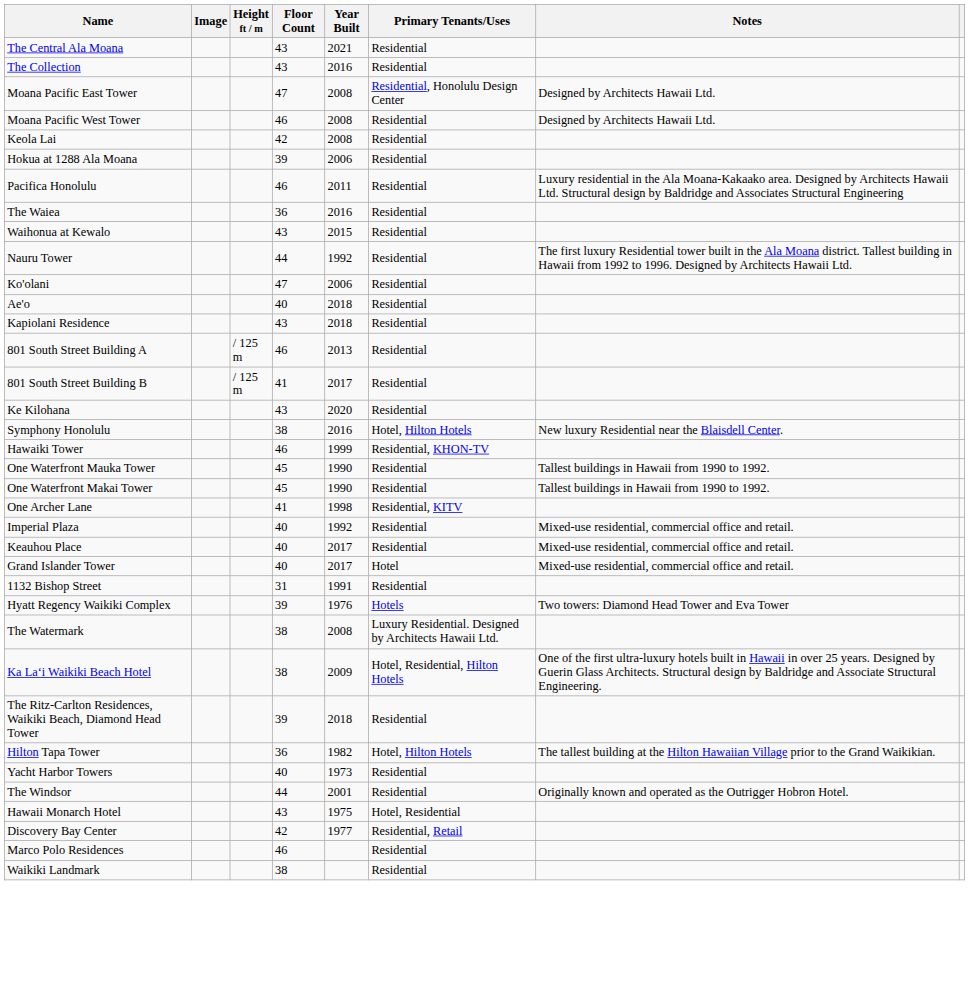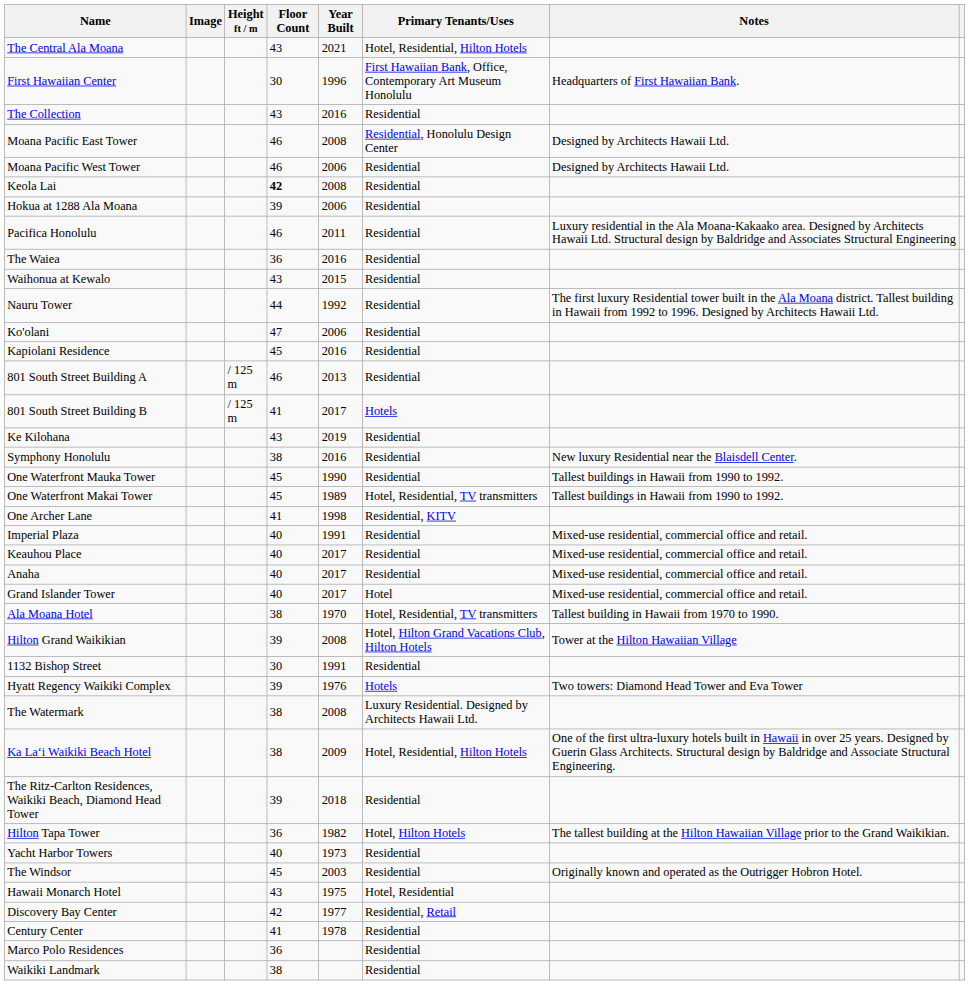(399, 47) Residential -> (446, 47) Hotel, Residential, Hilton Hotels
+ row: (62, 81)
(281, 93) 47 -> (276, 140) 46
(340, 120) 2008 -> (334, 167) 2006
(281, 139) normal -> (276, 186) bold
- row: (19, 304)
(281, 323) 43 -> (276, 351) 45
(340, 323) 2018 -> (334, 351) 2016
(399, 383) Residential -> (381, 411) Hotels
(340, 410) 2020 -> (334, 437) 2019
(422, 429) Hotel, Hilton Hotels -> (393, 457) Residential
- row: (45, 449)
(340, 488) 1990 -> (334, 496) 1989
(399, 488) Residential -> (451, 496) Hotel, Residential, TV transmitters
(340, 527) 1992 -> (334, 535) 1991
+ row: (23, 574)
+ row: (50, 613)
+ row: (66, 640)
(281, 585) 31 -> (276, 666) 30
(281, 791) 44 -> (276, 872) 45
(340, 791) 2001 -> (334, 872) 2003
+ row: (45, 931)
(281, 850) 46 -> (276, 950) 36
